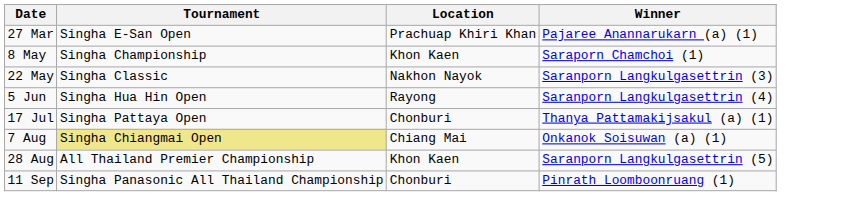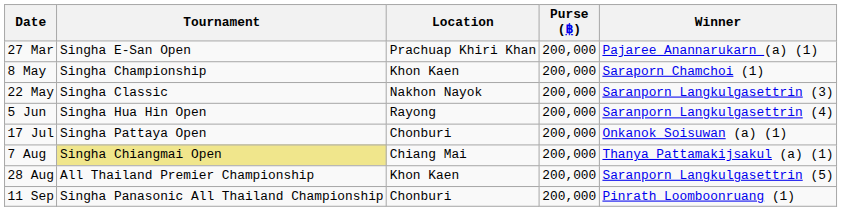+ column: (569, 23)
(658, 119) Thanya Pattamakijsakul (a) (1) -> (695, 135) Onkanok Soisuwan (a) (1)
(635, 140) Onkanok Soisuwan (a) (1) -> (718, 155) Thanya Pattamakijsakul (a) (1)
